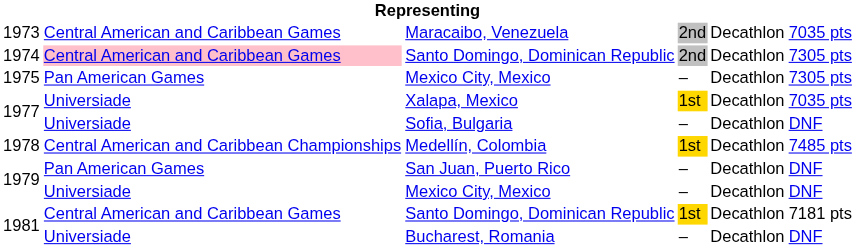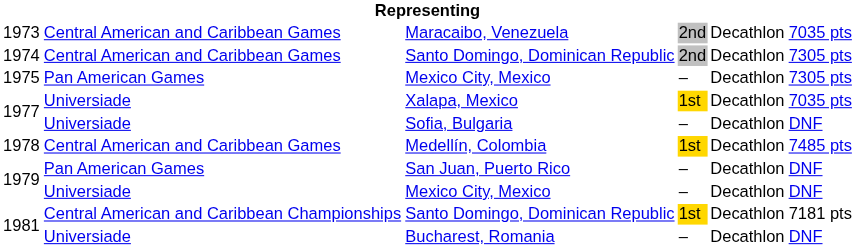(192, 55) pink background -> (192, 55) no background
(223, 146) Central American and Caribbean Championships -> (192, 146) Central American and Caribbean Games
(192, 214) Central American and Caribbean Games -> (223, 214) Central American and Caribbean Championships
